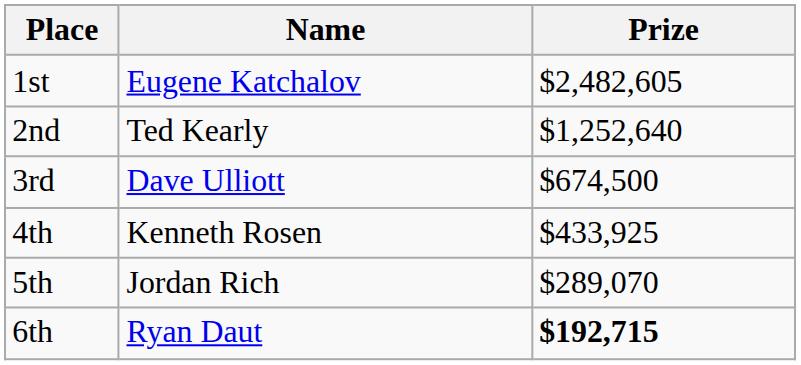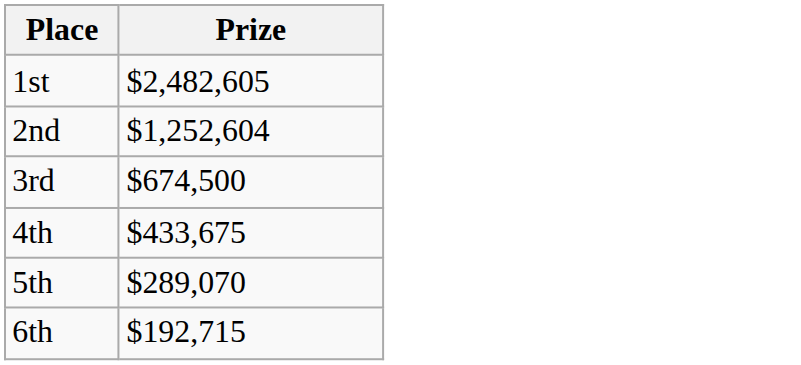- column: (325, 29)
(611, 130) $1,252,640 -> (198, 130) $1,252,604
(599, 231) $433,925 -> (186, 231) $433,675
(599, 332) bold -> (186, 332) normal
